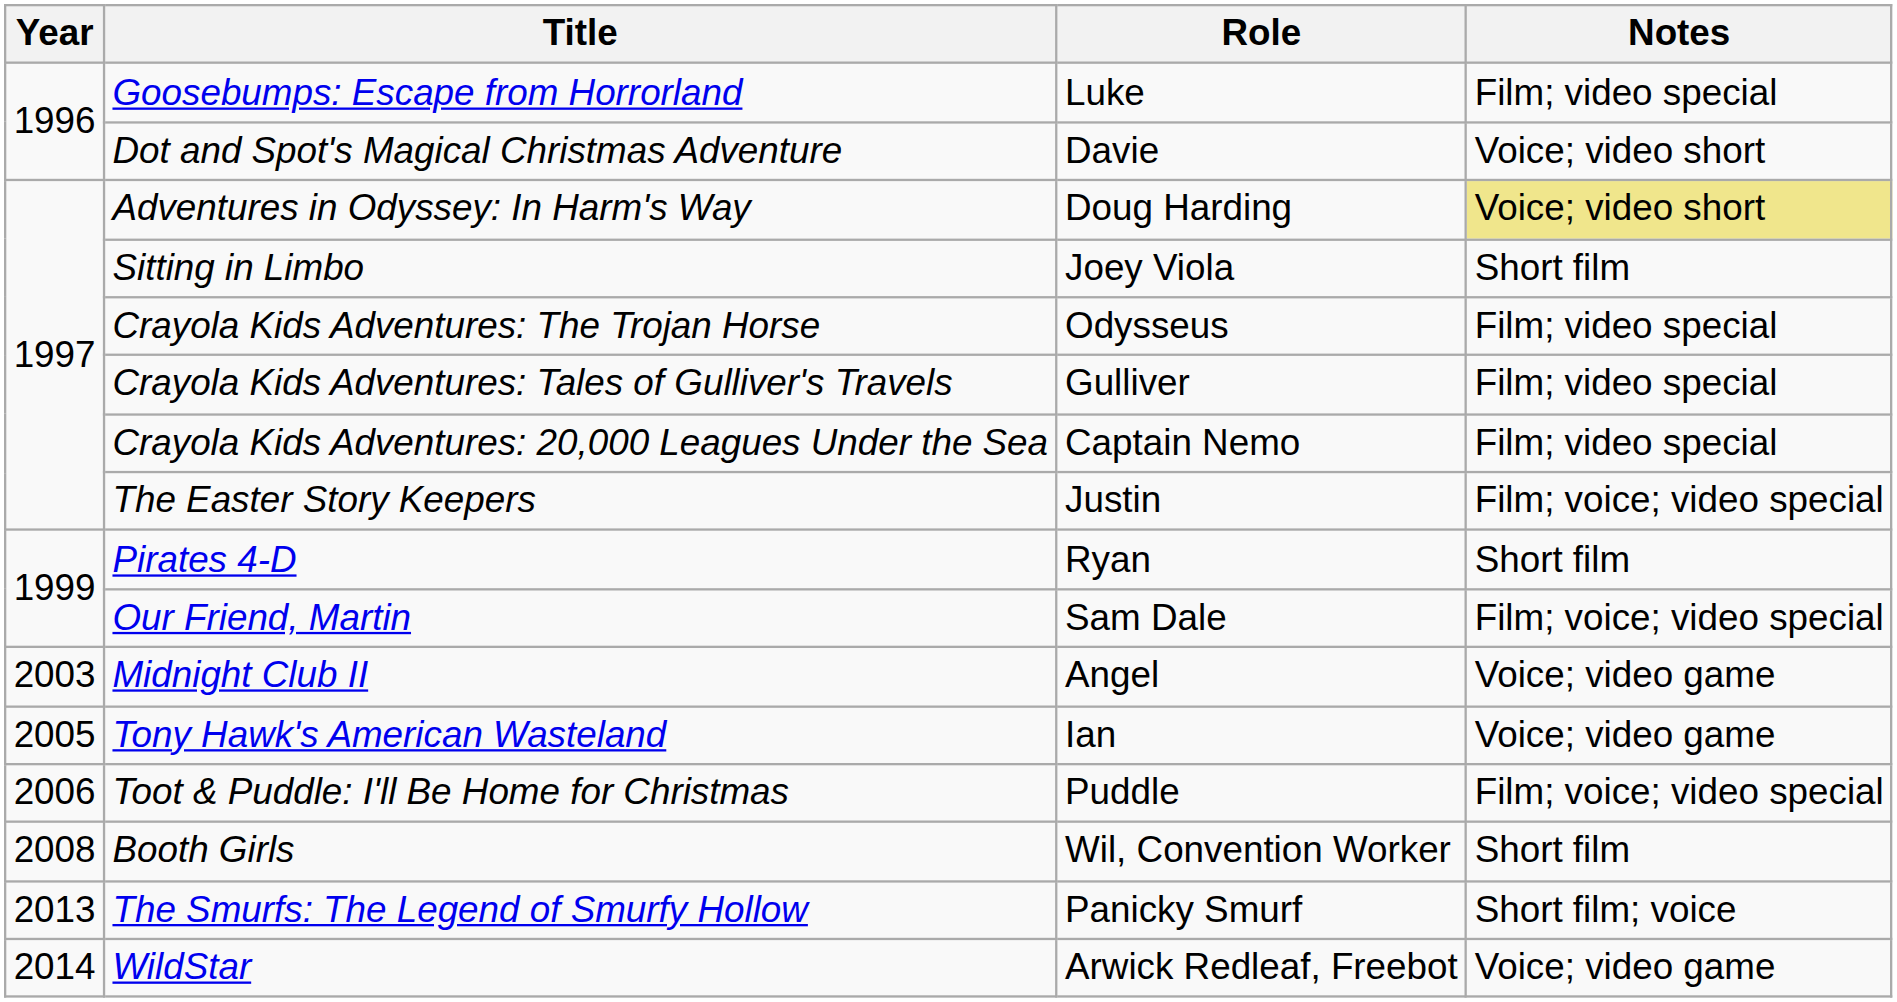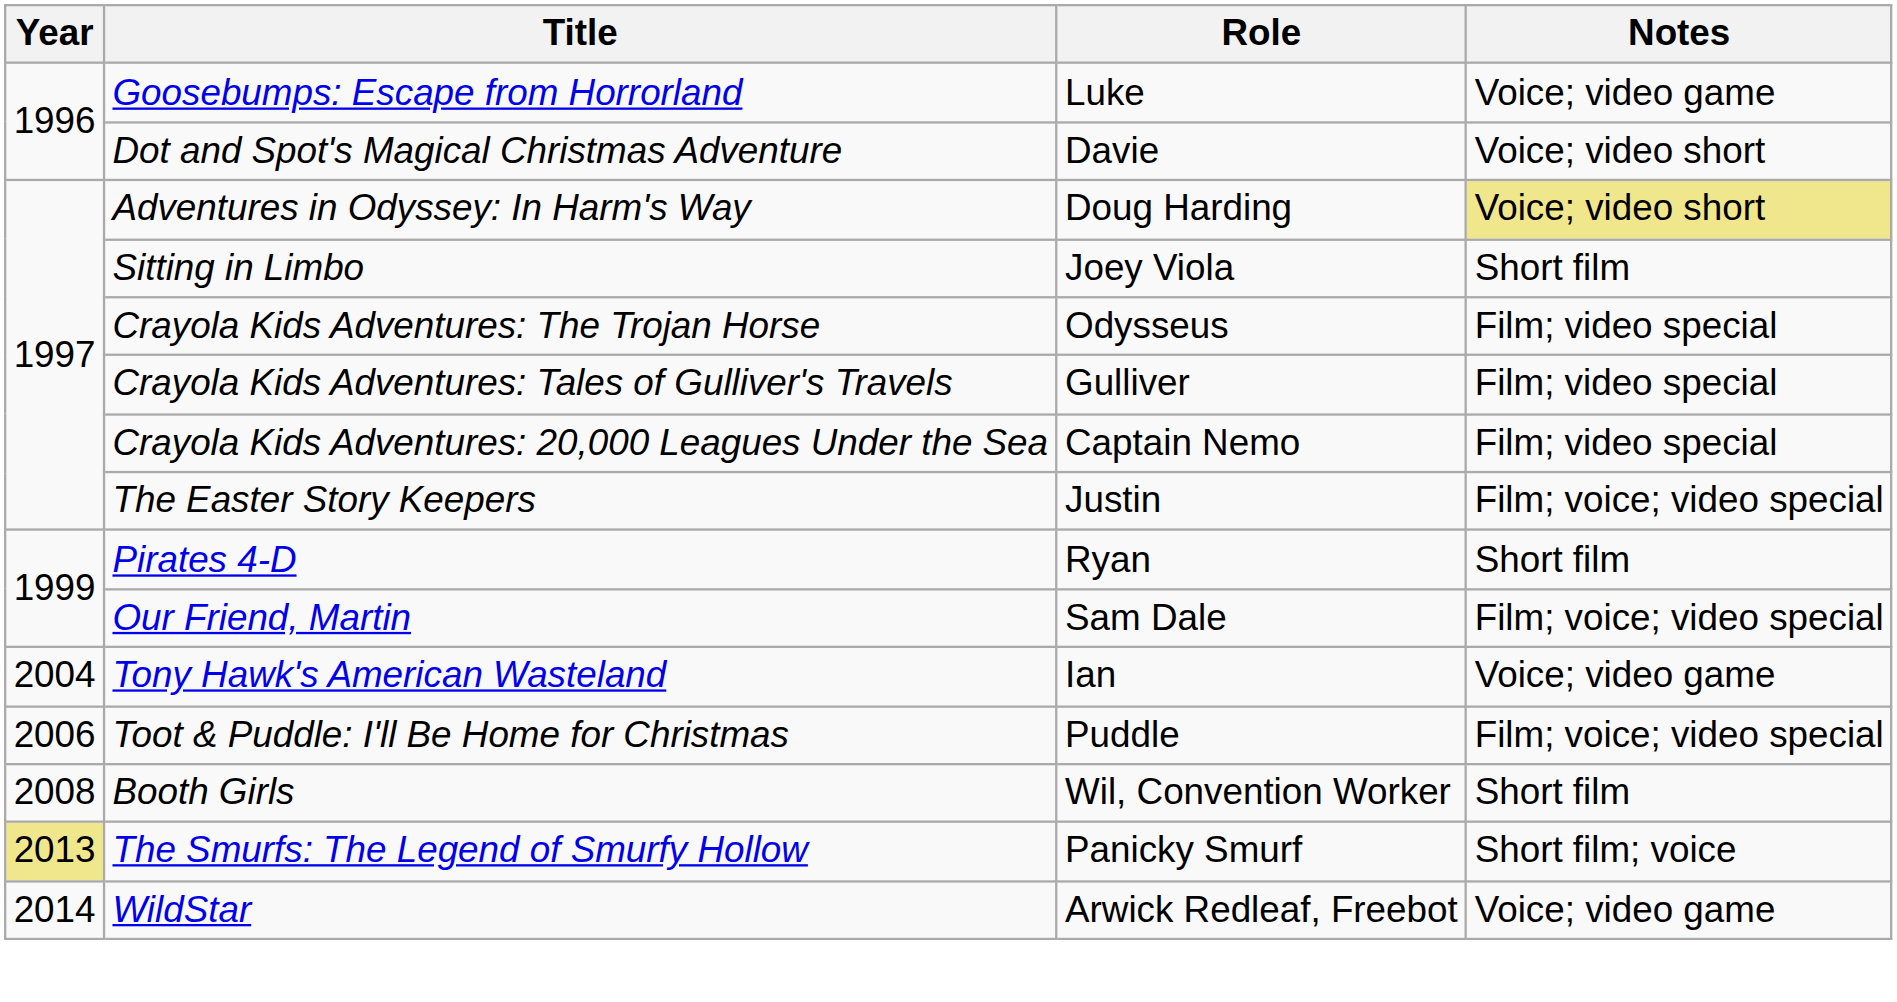(1626, 92) Film; video special -> (1625, 92) Voice; video game
- row: (240, 675)
(55, 734) 2005 -> (55, 675) 2004
(55, 909) no background -> (55, 850) khaki background
